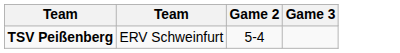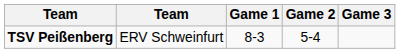+ column: (254, 15)
